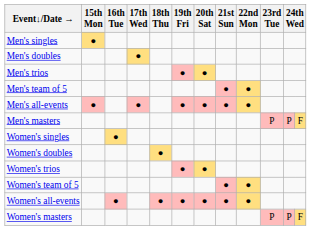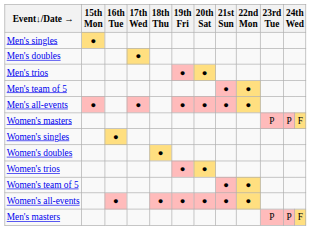rows swapped: (33, 121) <-> (39, 217)
